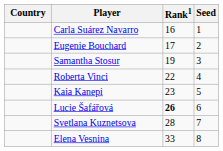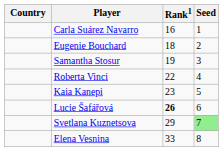(170, 45) 17 -> (170, 45) 18
(170, 123) 28 -> (170, 123) 29
(199, 123) no background -> (199, 123) lightgreen background
